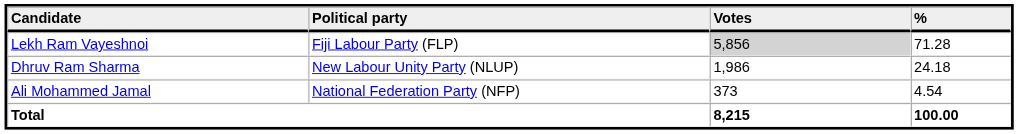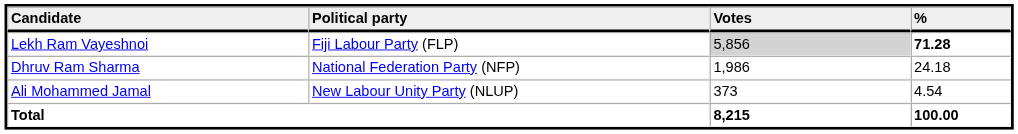(932, 44) normal -> (932, 44) bold
(415, 67) New Labour Unity Party (NLUP) -> (416, 67) National Federation Party (NFP)
(416, 91) National Federation Party (NFP) -> (415, 91) New Labour Unity Party (NLUP)
